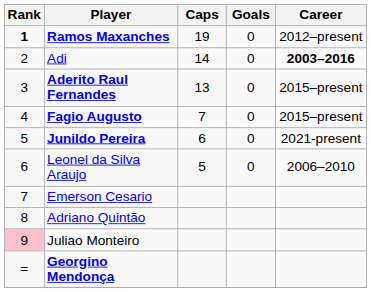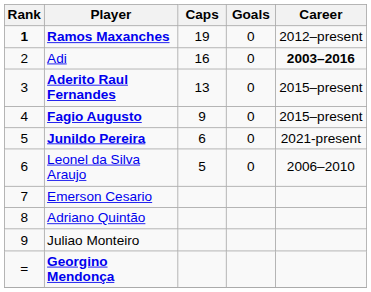(202, 58) 14 -> (202, 58) 16
(202, 116) 7 -> (202, 116) 9
(24, 240) pink background -> (24, 240) no background
